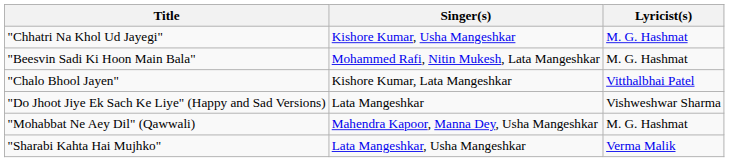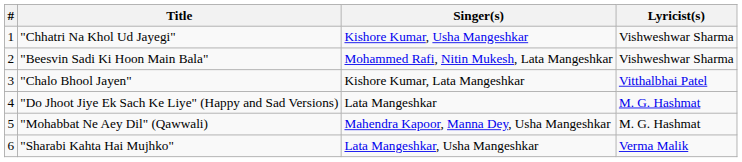+ column: (11, 15)
(647, 37) M. G. Hashmat -> (676, 37) Vishweshwar Sharma
(647, 59) M. G. Hashmat -> (676, 59) Vishweshwar Sharma
(664, 102) Vishweshwar Sharma -> (660, 102) M. G. Hashmat
